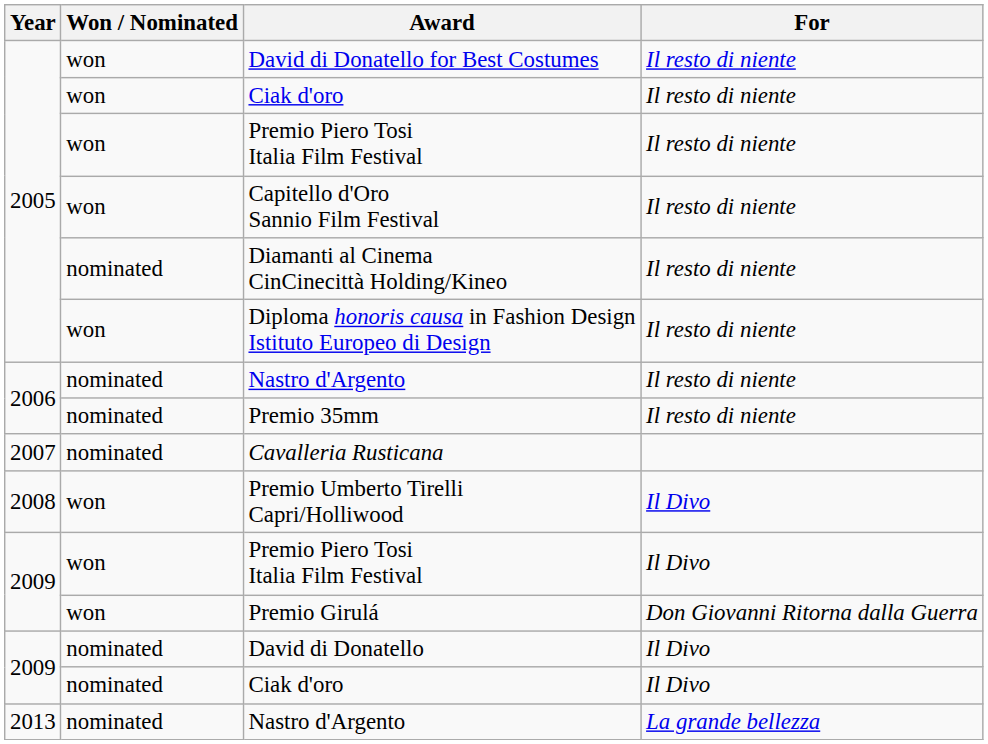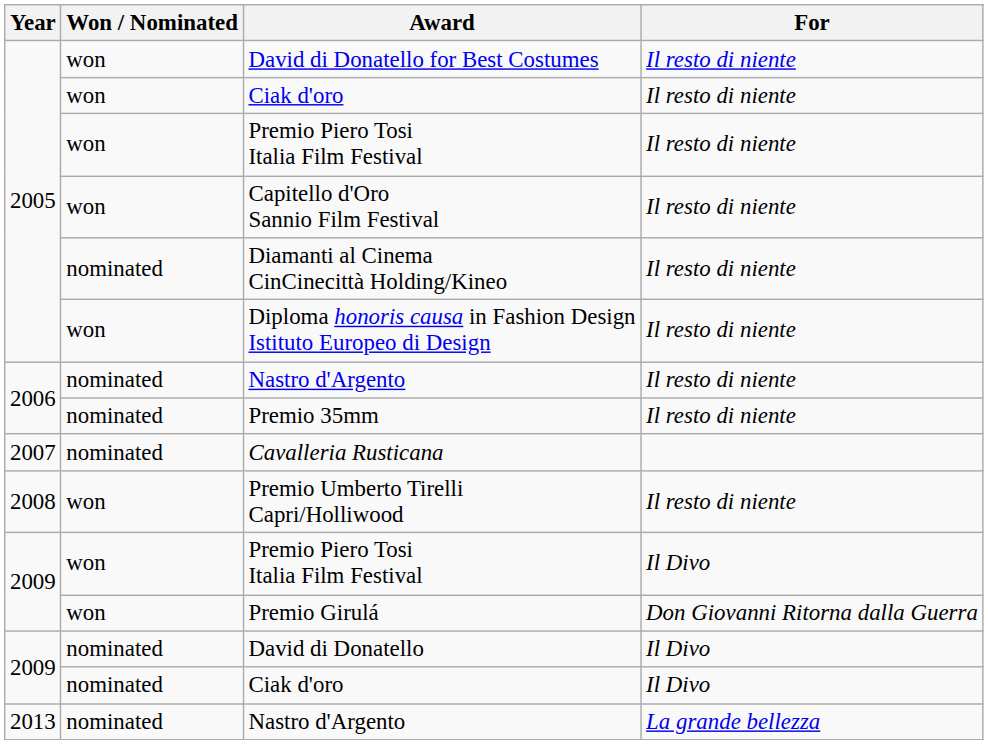(678, 501) Il Divo -> (721, 501) Il resto di niente
